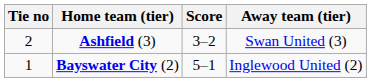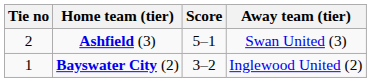(204, 41) 3–2 -> (204, 41) 5–1
(204, 65) 5–1 -> (204, 65) 3–2
